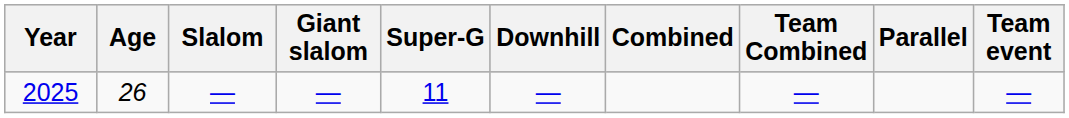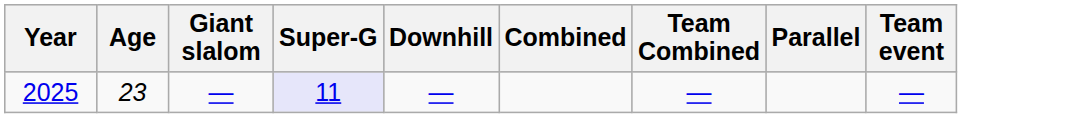- column: (222, 38)
(133, 91) 26 -> (133, 91) 23
(436, 91) no background -> (328, 91) lavender background
